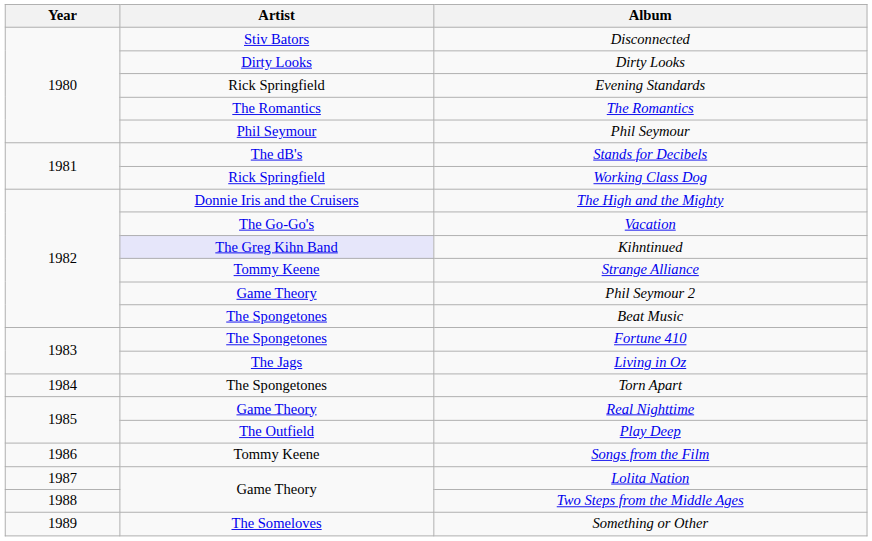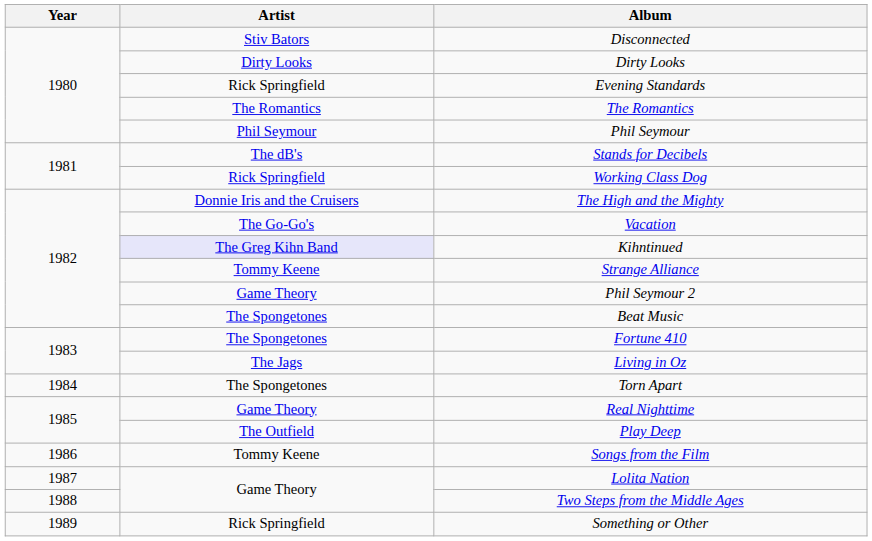(277, 524) The Someloves -> (277, 524) Rick Springfield
